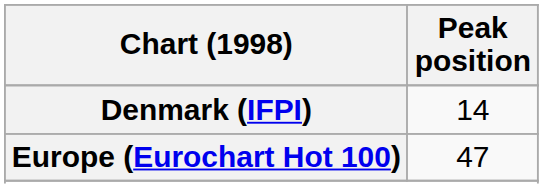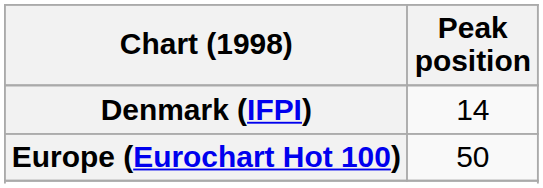(473, 156) 47 -> (473, 156) 50
